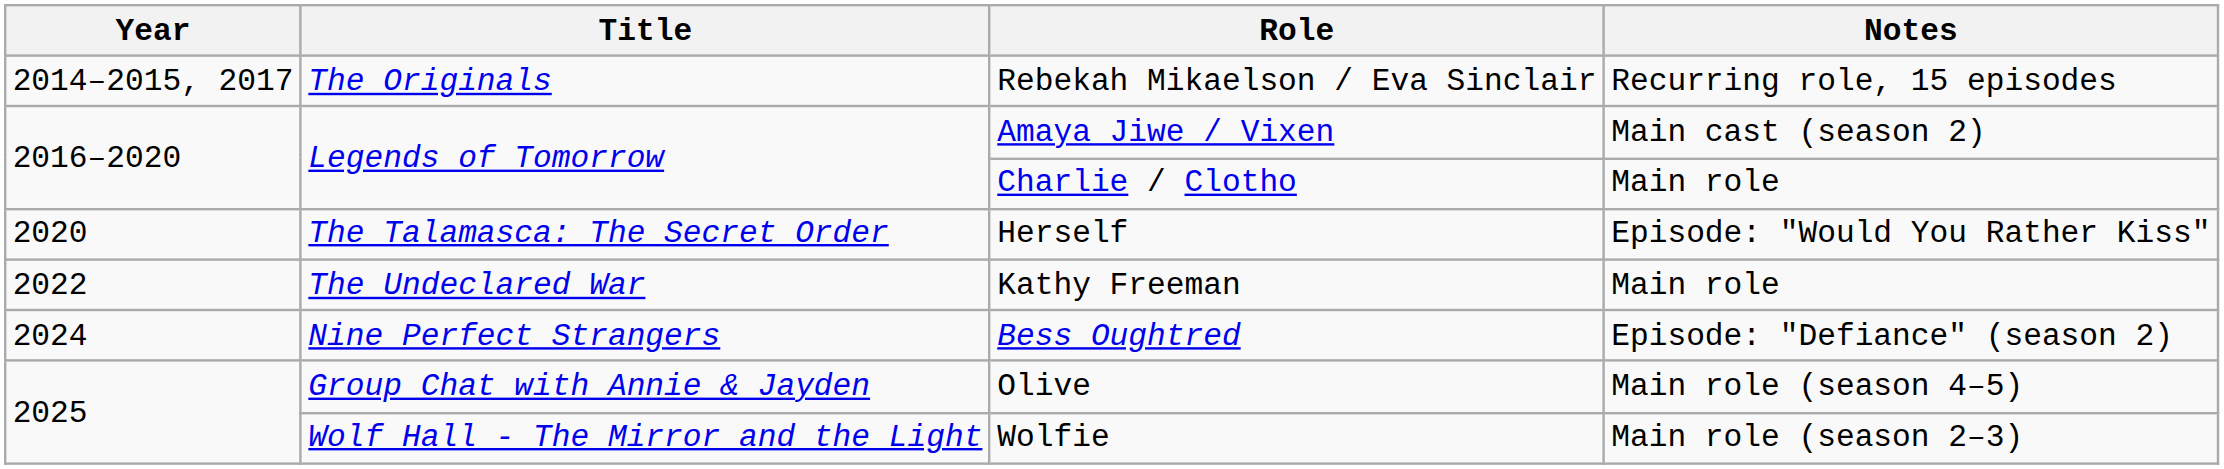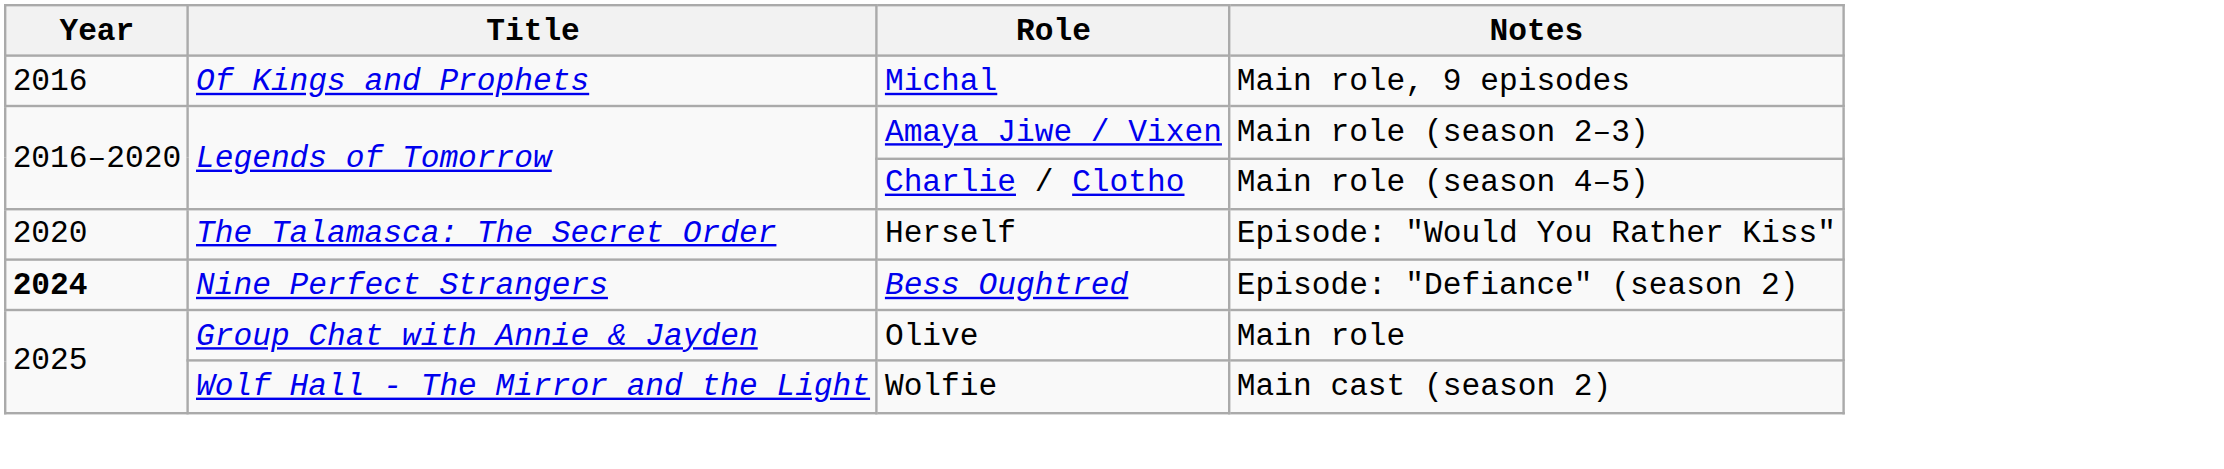- row: (1297, 81)
+ row: (941, 81)
(1798, 132) Main cast (season 2) -> (1443, 132) Main role (season 2–3)
(1696, 183) Main role -> (1443, 183) Main role (season 4–5)
- row: (1119, 285)
(50, 336) normal -> (50, 285) bold
(1817, 387) Main role (season 4–5) -> (1321, 336) Main role
(1817, 437) Main role (season 2–3) -> (1424, 387) Main cast (season 2)
